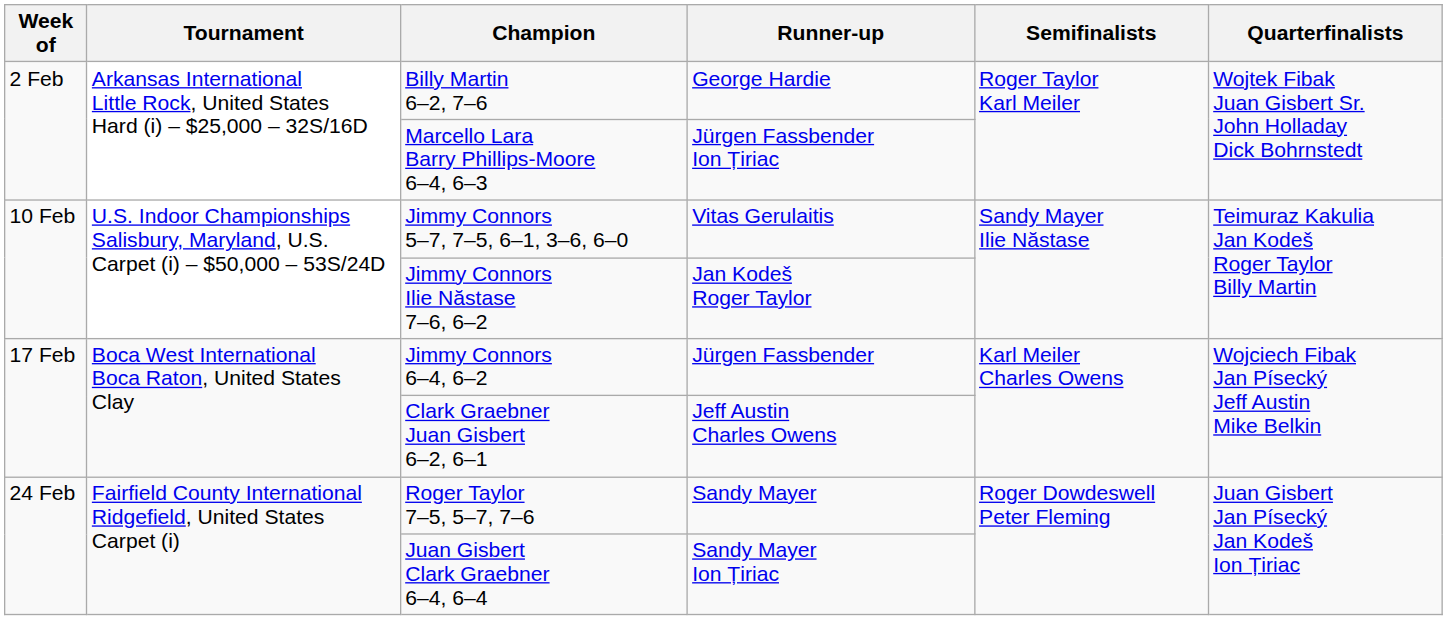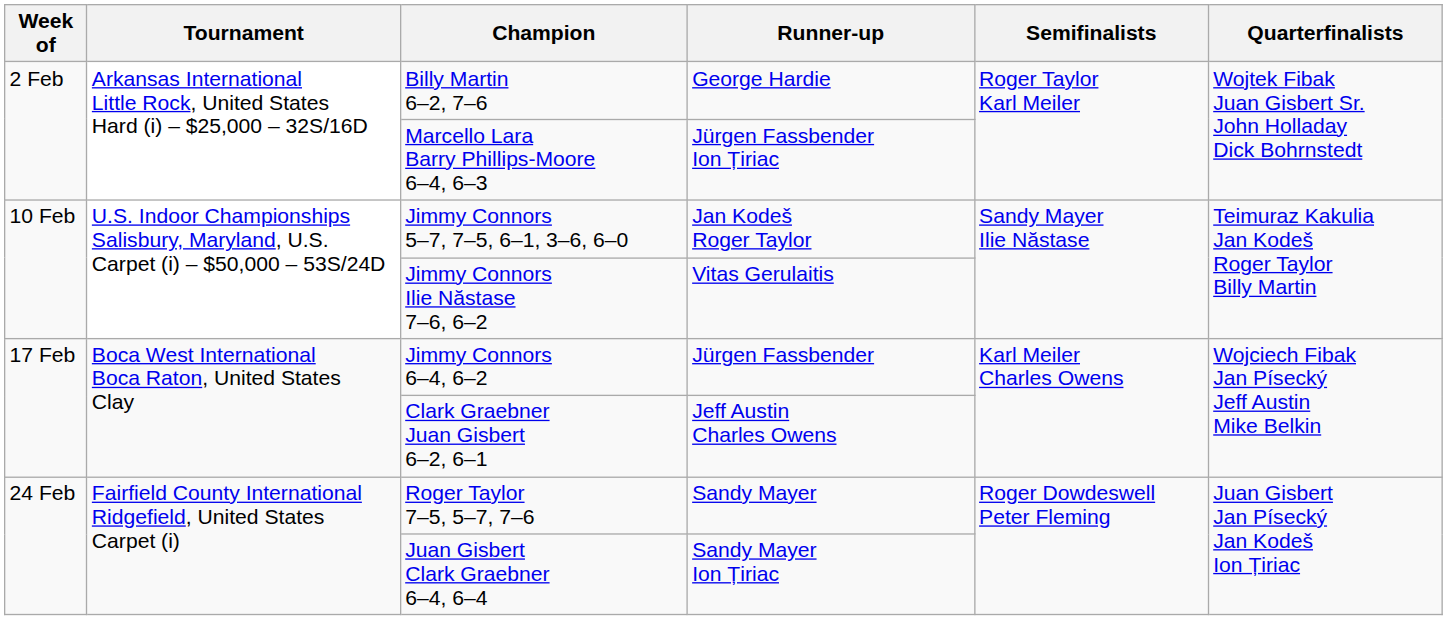(763, 216) Vitas Gerulaitis -> (752, 228) Jan Kodeš Roger Taylor
(752, 285) Jan Kodeš Roger Taylor -> (763, 274) Vitas Gerulaitis
